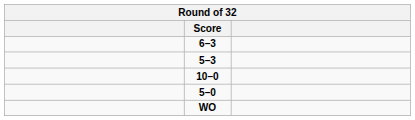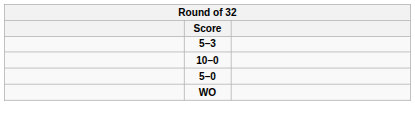- row: (207, 45)
